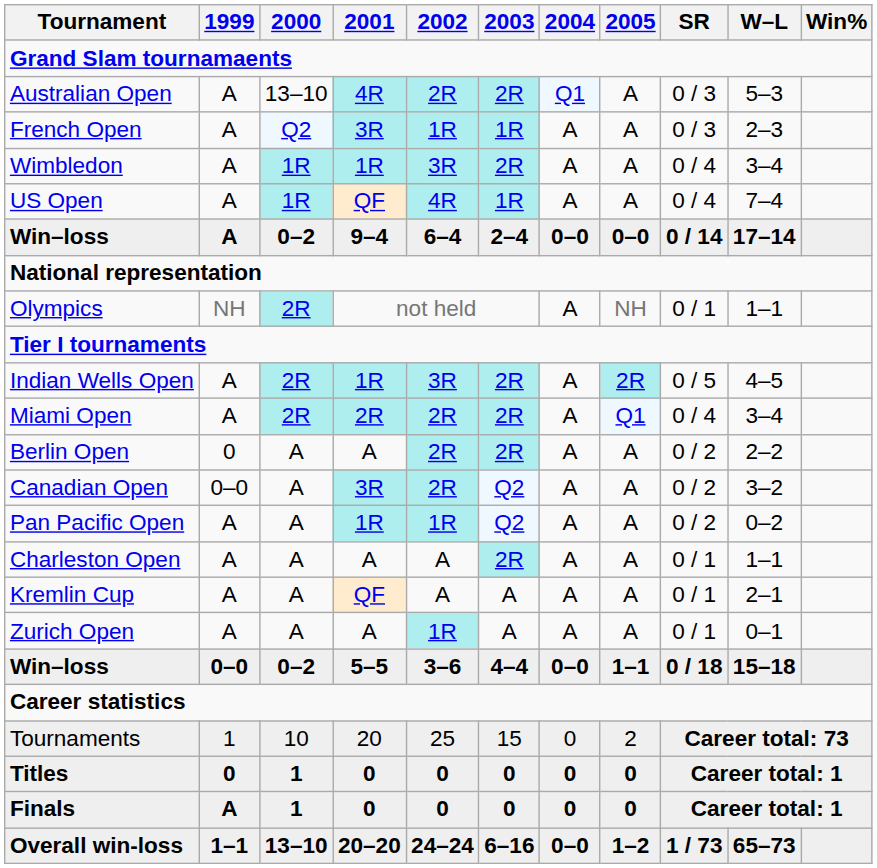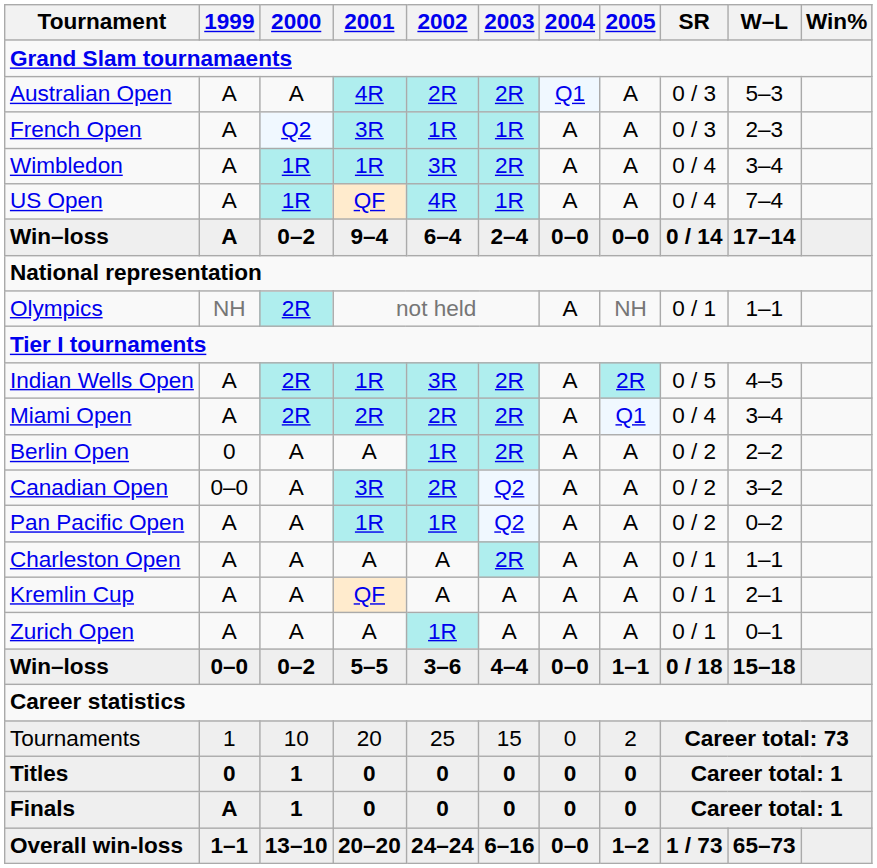(296, 93) 13–10 -> (296, 93) A
(442, 451) 2R -> (442, 451) 1R
